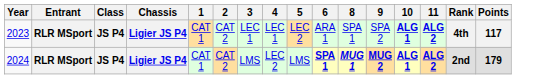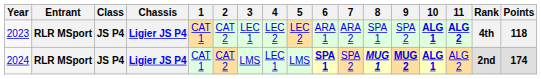+ column: (351, 12)
(275, 33) LEC 1 -> (275, 33) LEC 2
(493, 33) 117 -> (519, 33) 118
(275, 60) LEC 2 -> (275, 60) LEC 1
(433, 60) bold -> (459, 60) normal
(493, 60) 179 -> (519, 60) 174
